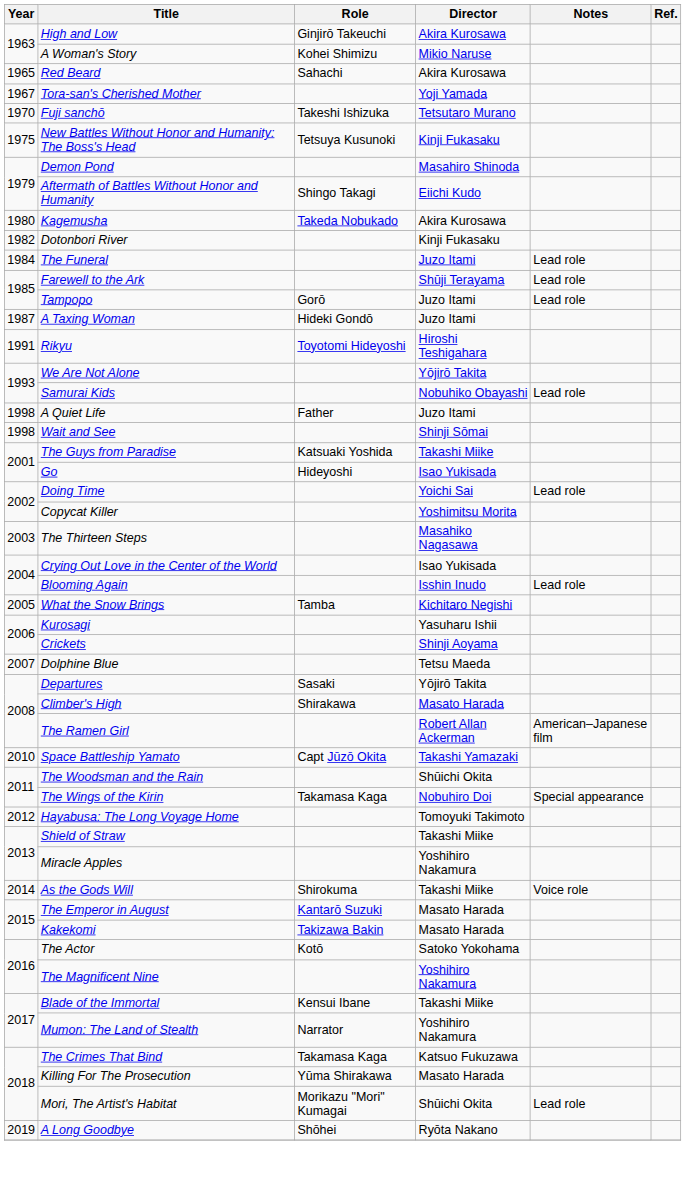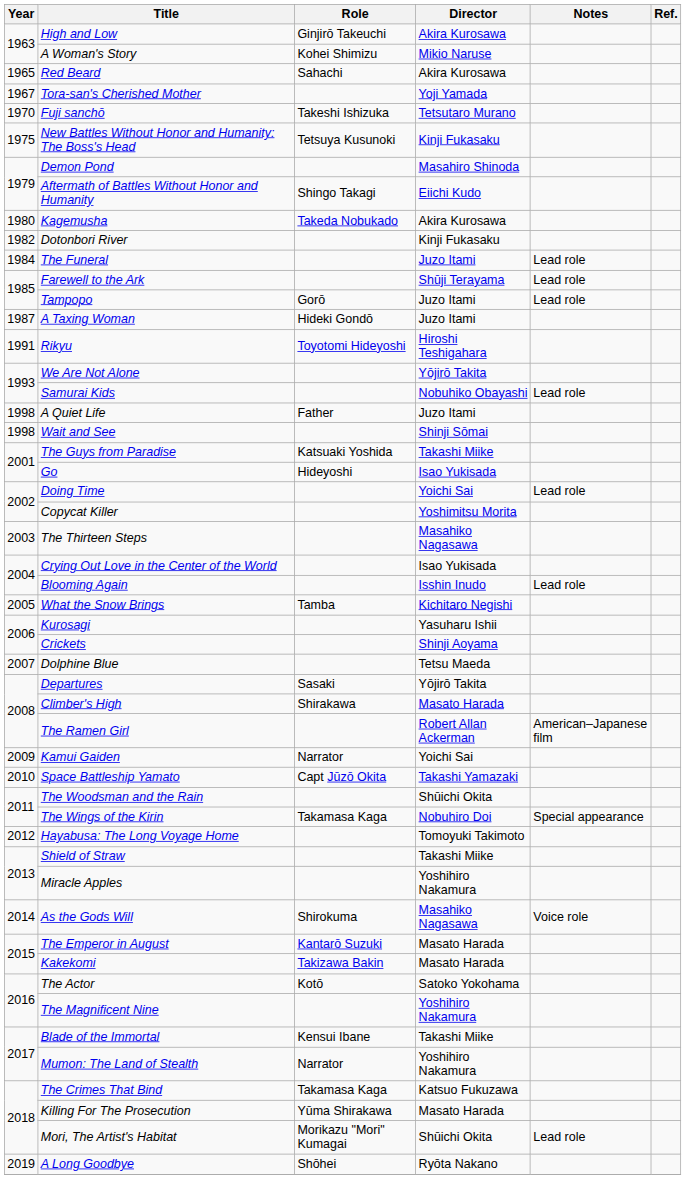+ row: (80, 757)
(456, 890) Takashi Miike -> (448, 917) Masahiko Nagasawa
